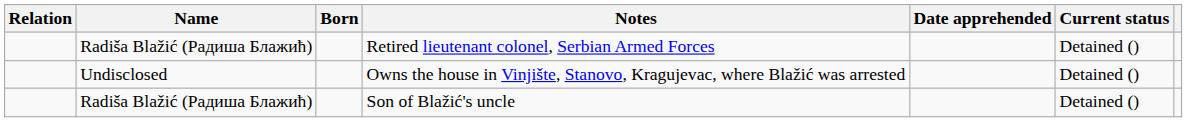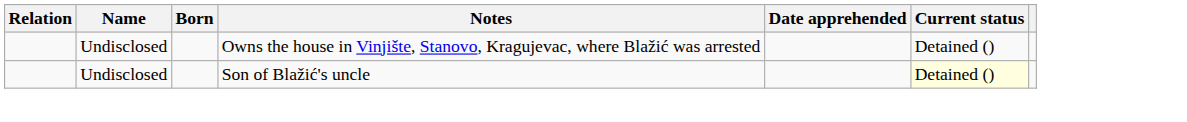- row: (541, 46)
(196, 102) Radiša Blažić (Радиша Блажић) -> (124, 74) Undisclosed
(1099, 102) no background -> (954, 74) lightyellow background
